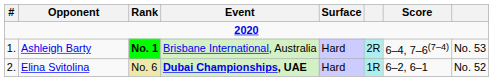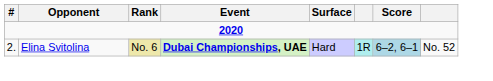- row: (56, 49)
(407, 67) no background -> (397, 47) lightblue background
